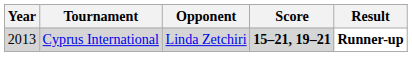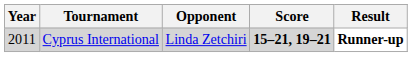(22, 39) 2013 -> (22, 39) 2011
